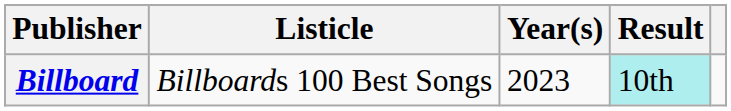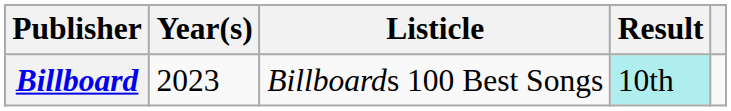columns swapped: (324, 29) <-> (555, 29)
